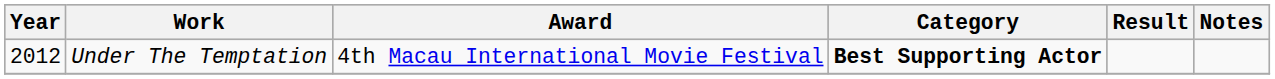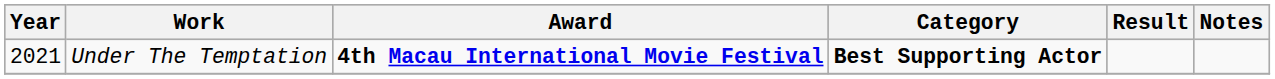(35, 57) 2012 -> (35, 57) 2021
(580, 57) normal -> (580, 57) bold
